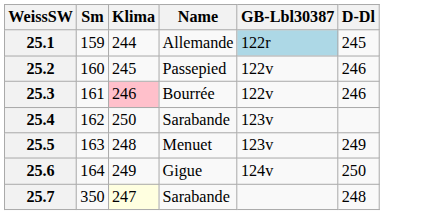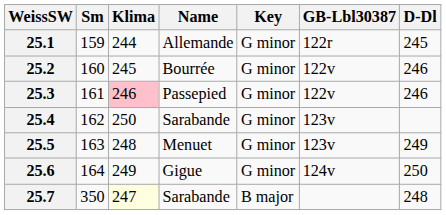+ column: (268, 17)
(256, 42) lightblue background -> (318, 42) no background
(194, 68) Passepied -> (189, 68) Bourrée
(189, 94) Bourrée -> (194, 94) Passepied
